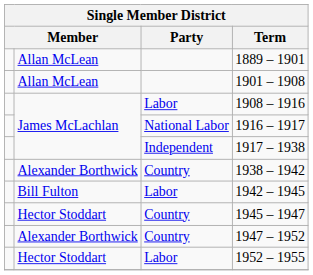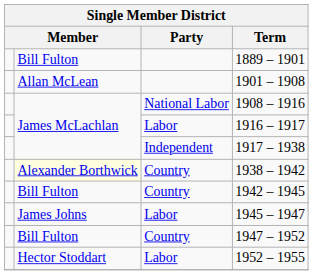(58, 59) Allan McLean -> (48, 59) Bill Fulton
(161, 103) Labor -> (187, 103) National Labor
(187, 125) National Labor -> (161, 125) Labor
(78, 170) no background -> (78, 170) lightyellow background
(161, 192) Labor -> (167, 192) Country
(62, 214) Hector Stoddart -> (52, 214) James Johns
(167, 214) Country -> (161, 214) Labor
(78, 236) Alexander Borthwick -> (48, 236) Bill Fulton
